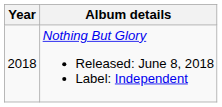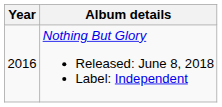(22, 63) 2018 -> (22, 63) 2016
